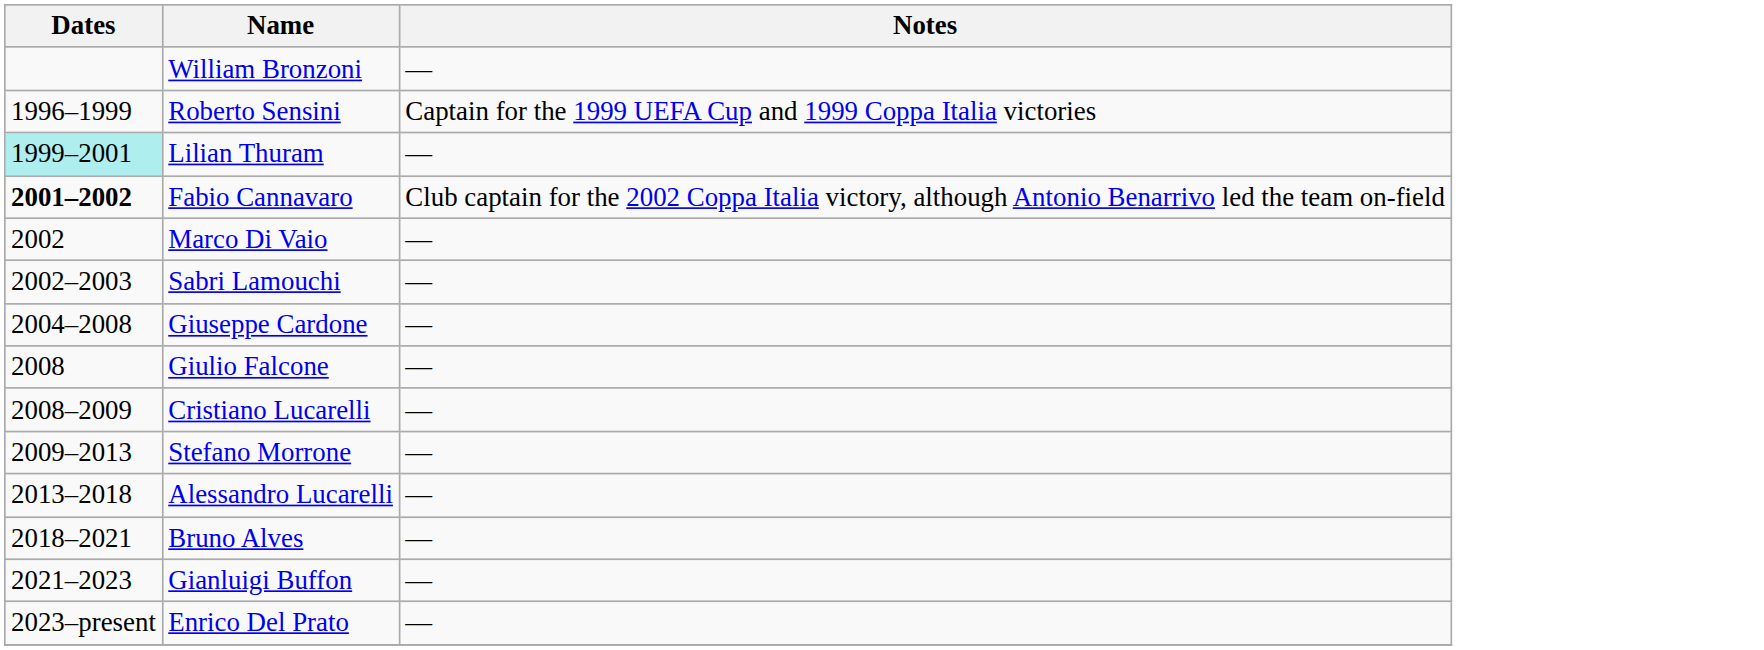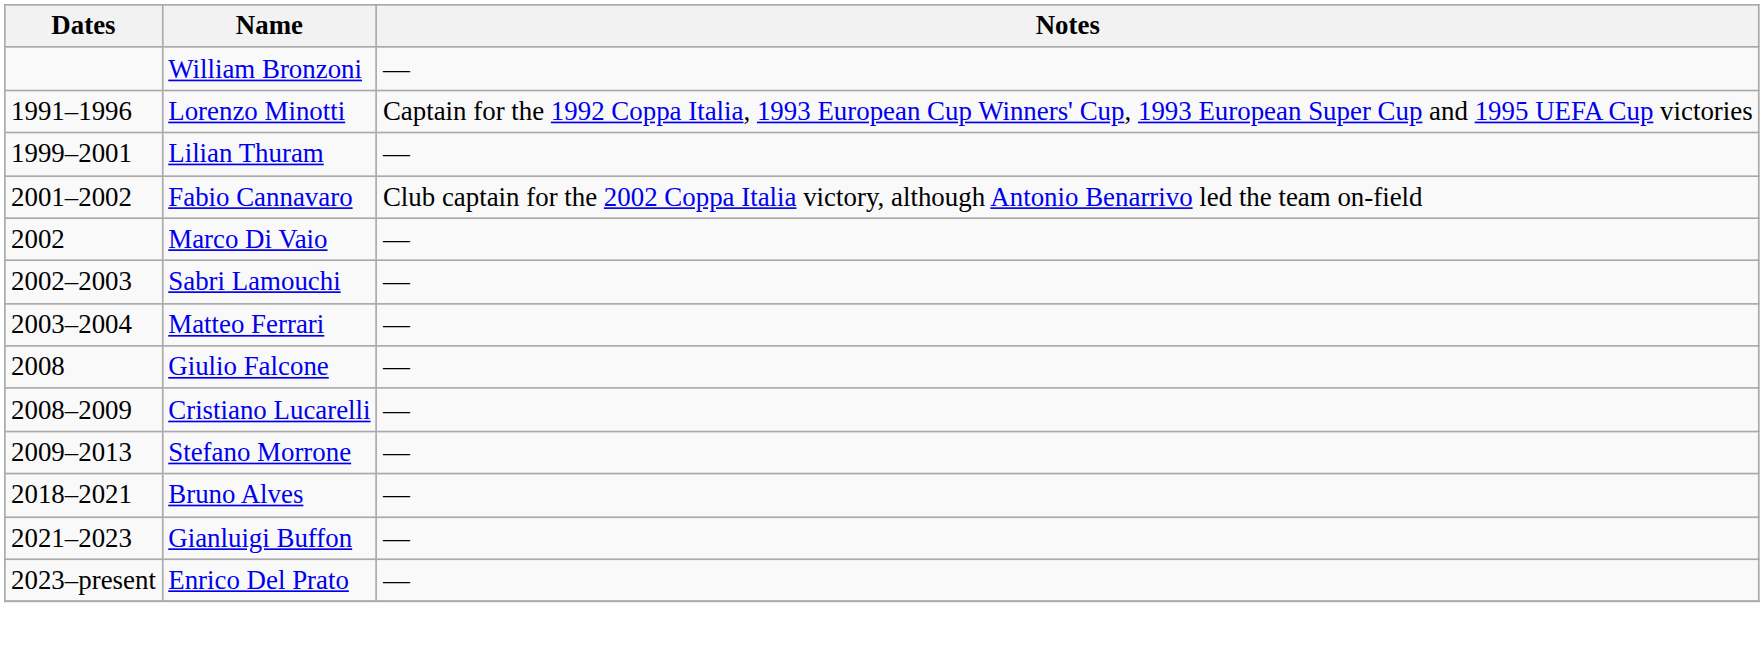+ row: (257, 111)
- row: (254, 111)
(72, 153) paleturquoise background -> (72, 153) no background
(72, 196) bold -> (72, 196) normal
+ row: (246, 324)
- row: (268, 324)
- row: (281, 494)
